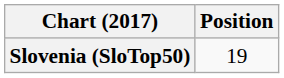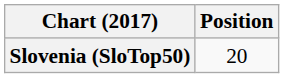(237, 55) 19 -> (237, 55) 20
